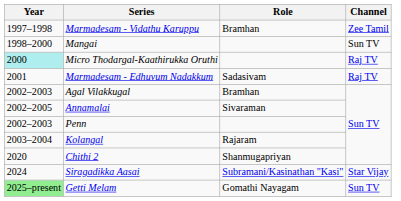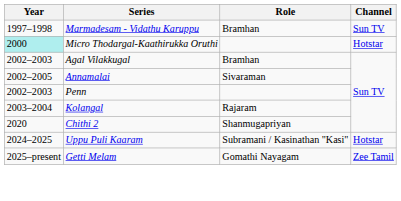(368, 28) Zee Tamil -> (369, 28) Sun TV
- row: (81, 44)
(363, 60) Raj TV -> (368, 44) Hotstar
- row: (139, 76)
+ row: (104, 140)
- row: (103, 172)
(34, 188) lightgreen background -> (34, 156) no background
(364, 188) Sun TV -> (374, 156) Zee Tamil
